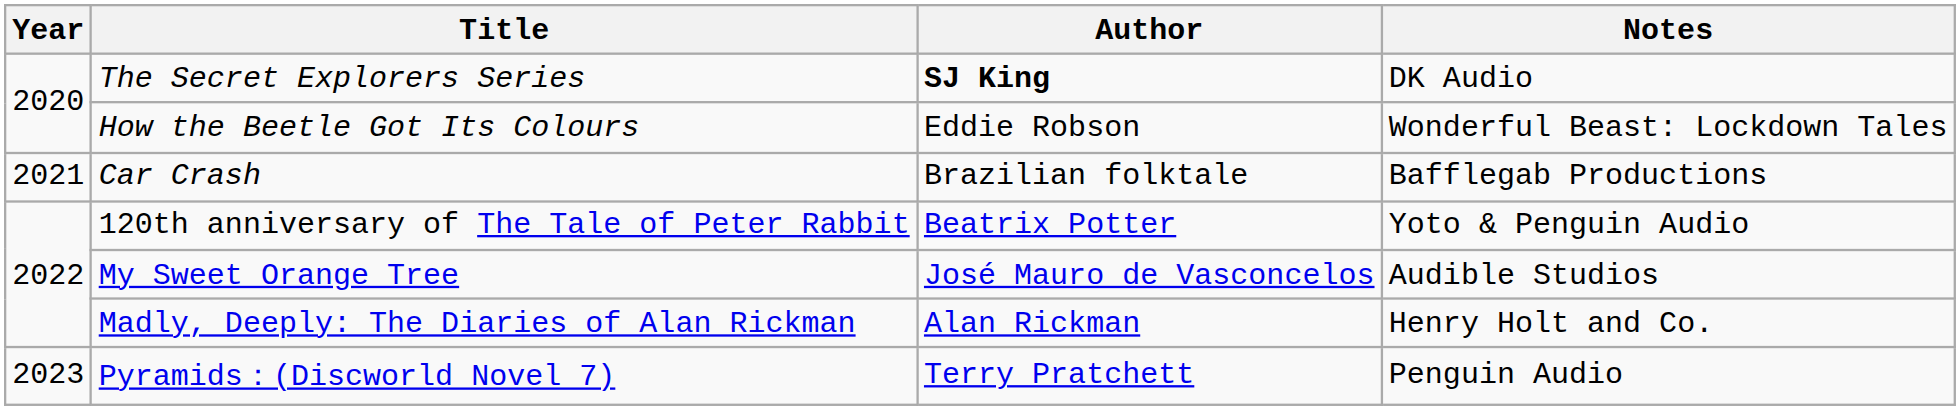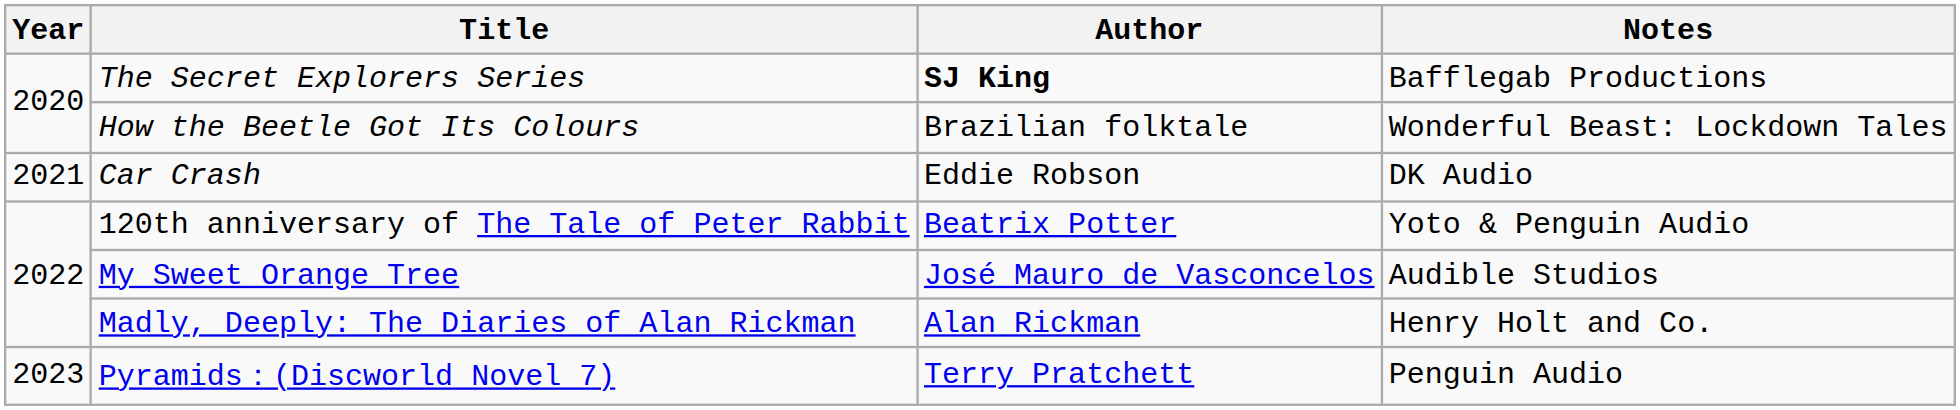(1461, 79) DK Audio -> (1578, 79) Bafflegab Productions
(1032, 128) Eddie Robson -> (1086, 128) Brazilian folktale
(1086, 176) Brazilian folktale -> (1032, 176) Eddie Robson
(1578, 176) Bafflegab Productions -> (1461, 176) DK Audio
